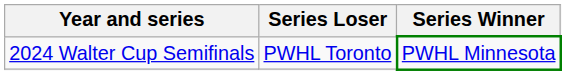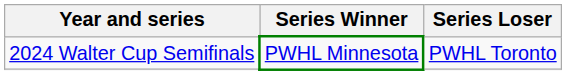columns swapped: (479, 20) <-> (328, 20)
